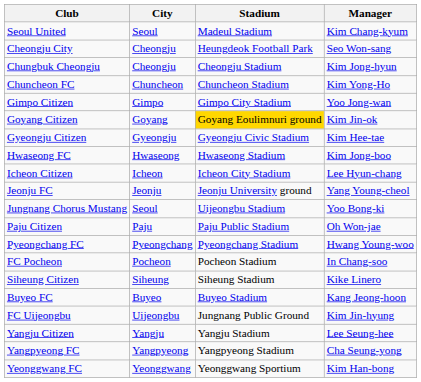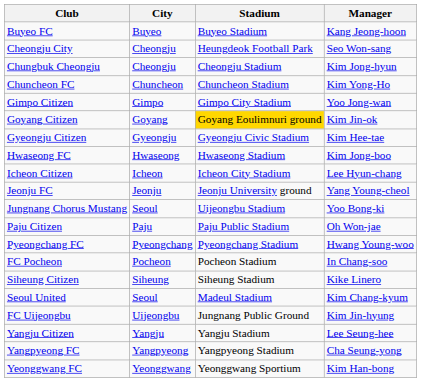rows swapped: (30, 297) <-> (36, 31)
